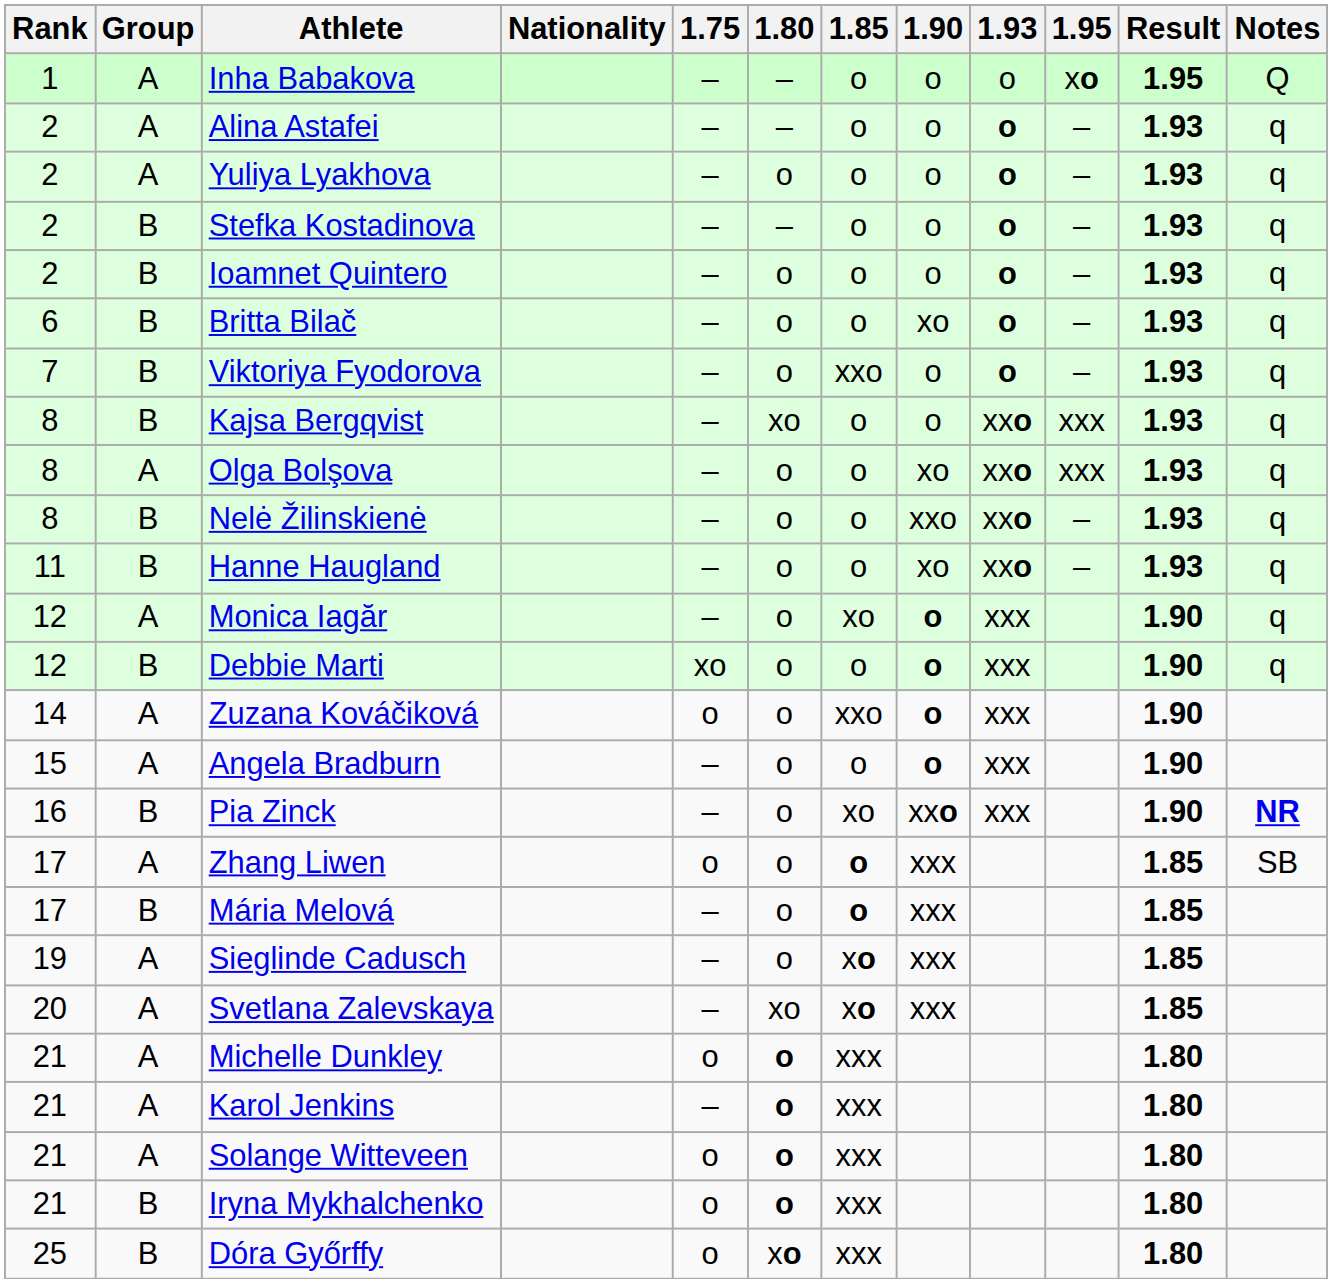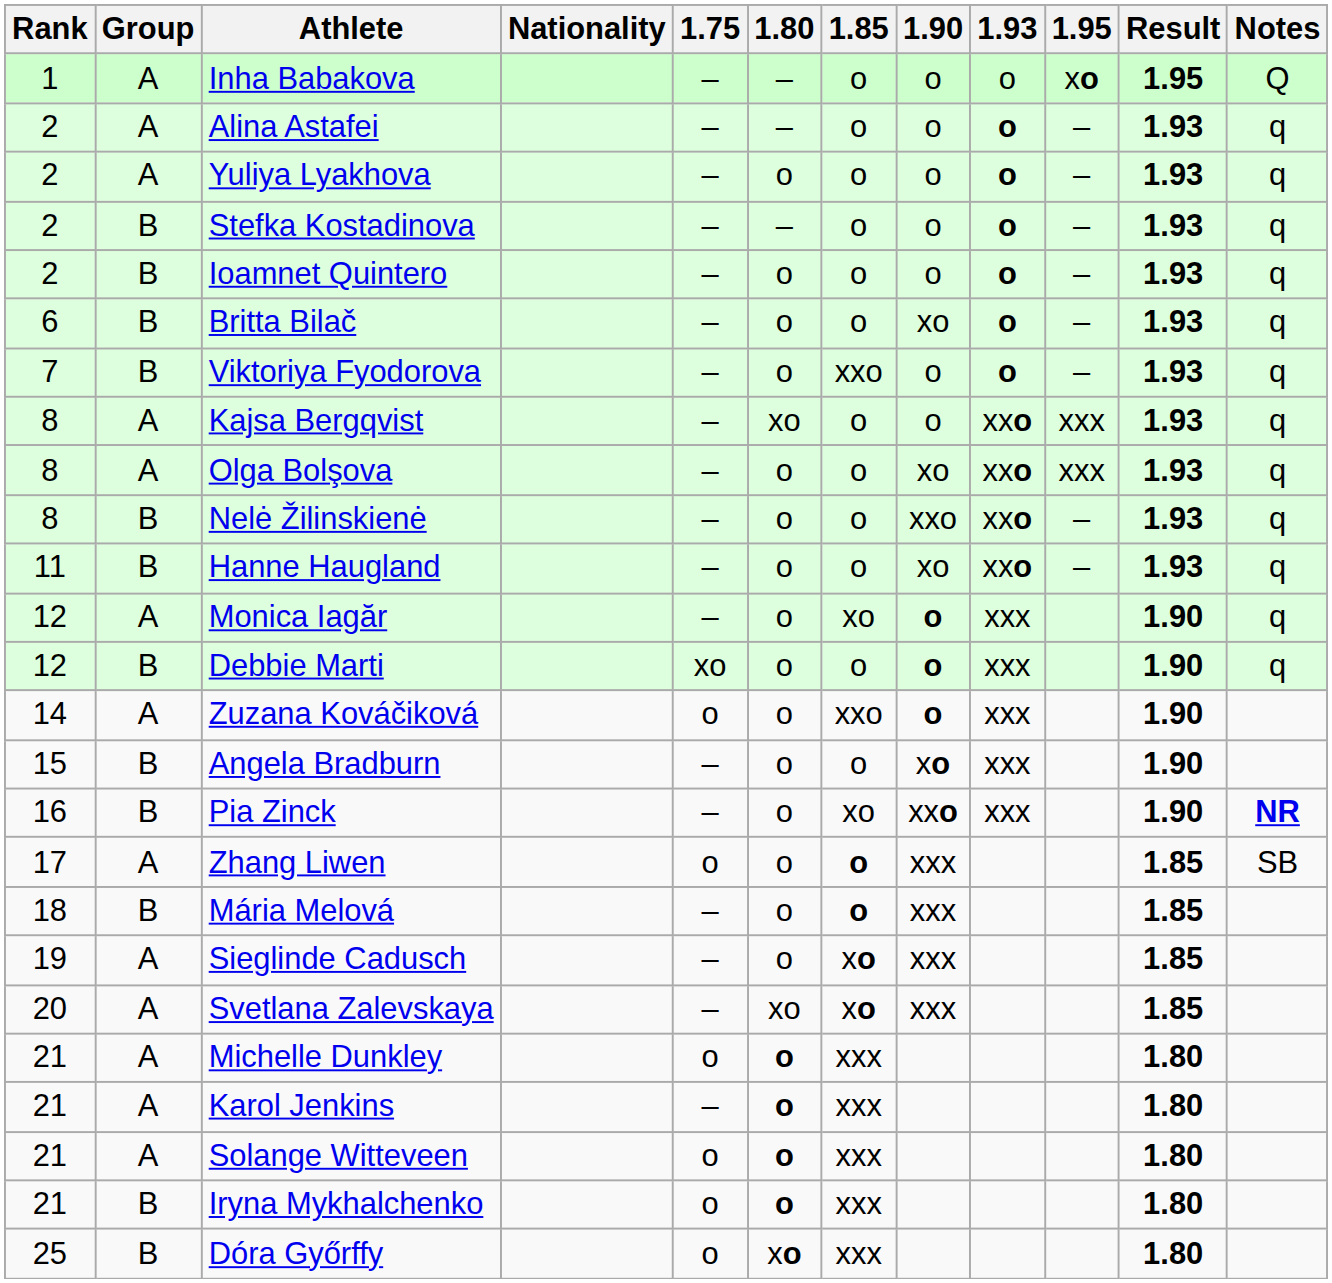(148, 420) B -> (148, 420) A
(148, 763) A -> (148, 763) B
(933, 763) o -> (933, 763) xo
(50, 910) 17 -> (50, 910) 18
